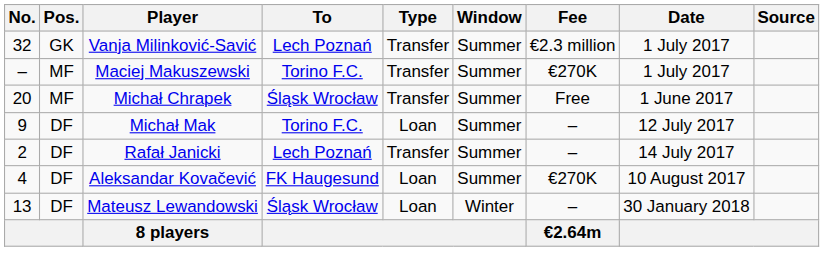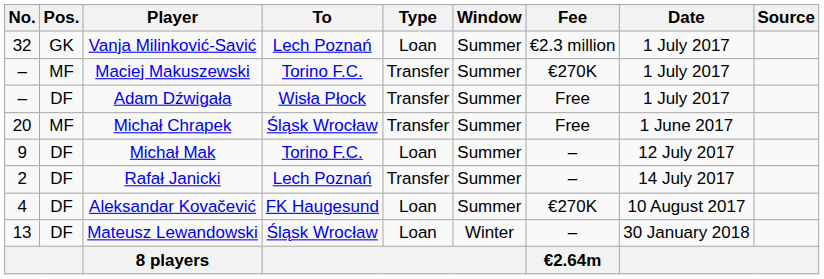(418, 44) Transfer -> (418, 44) Loan
+ row: (173, 98)
